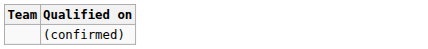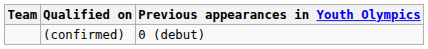+ column: (279, 15)
